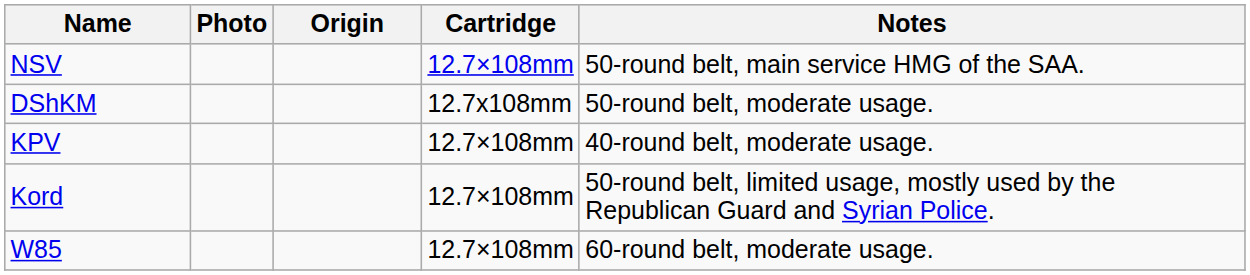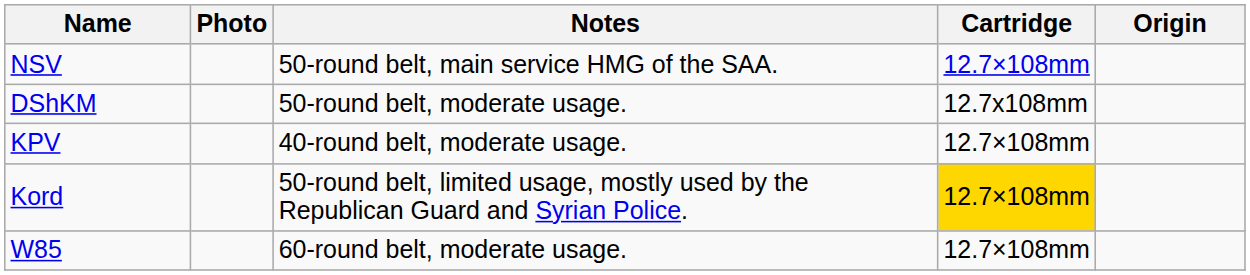columns swapped: (347, 24) <-> (912, 24)
(501, 196) no background -> (1017, 196) gold background
